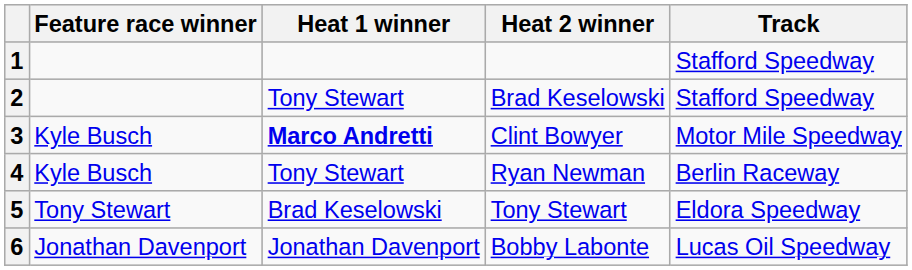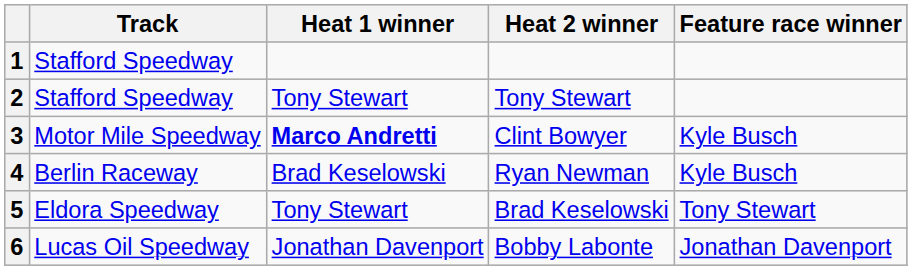columns swapped: (789, 24) <-> (146, 24)
(578, 98) Brad Keselowski -> (563, 98) Tony Stewart
(336, 173) Tony Stewart -> (359, 173) Brad Keselowski
(355, 210) Brad Keselowski -> (340, 210) Tony Stewart
(559, 210) Tony Stewart -> (582, 210) Brad Keselowski
